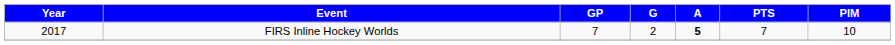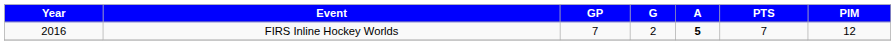(54, 31) 2017 -> (54, 31) 2016
(849, 31) 10 -> (849, 31) 12
